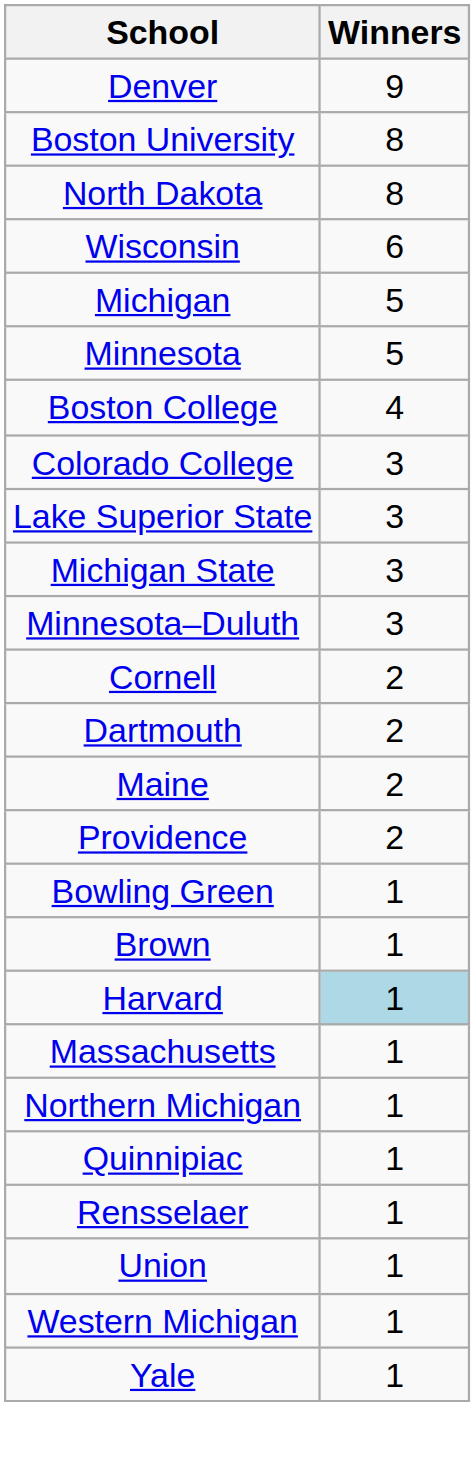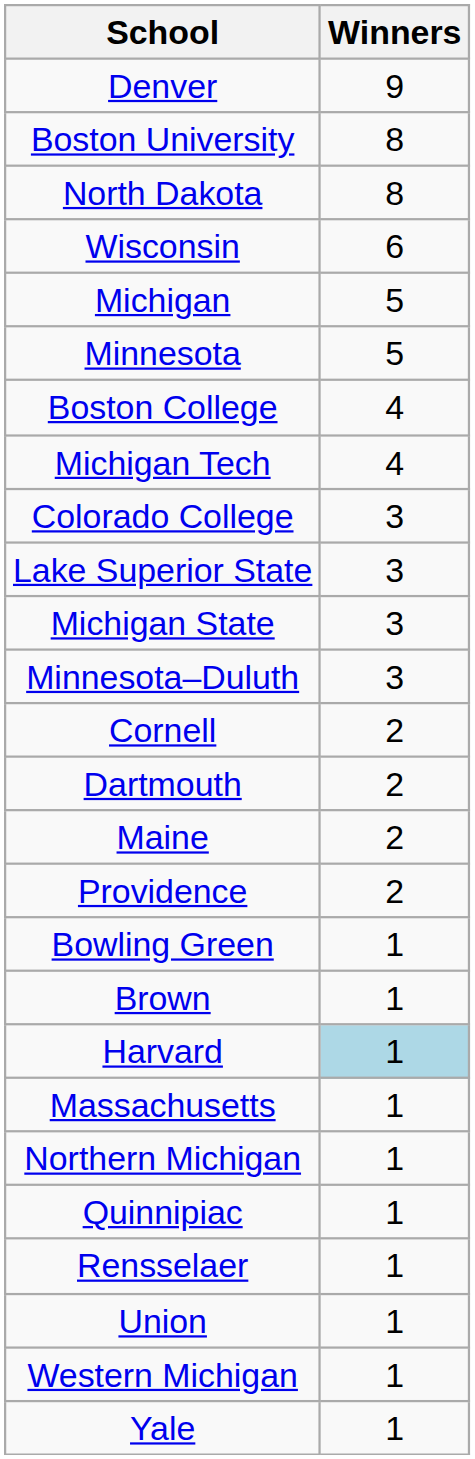+ row: (163, 461)
